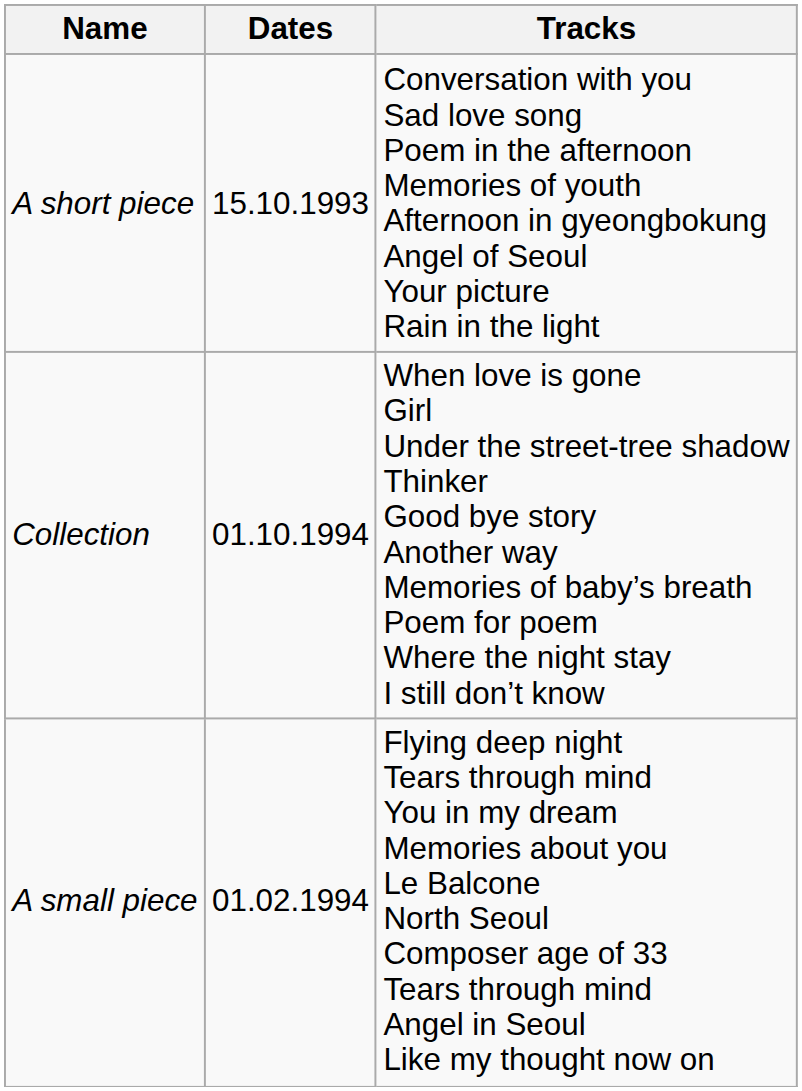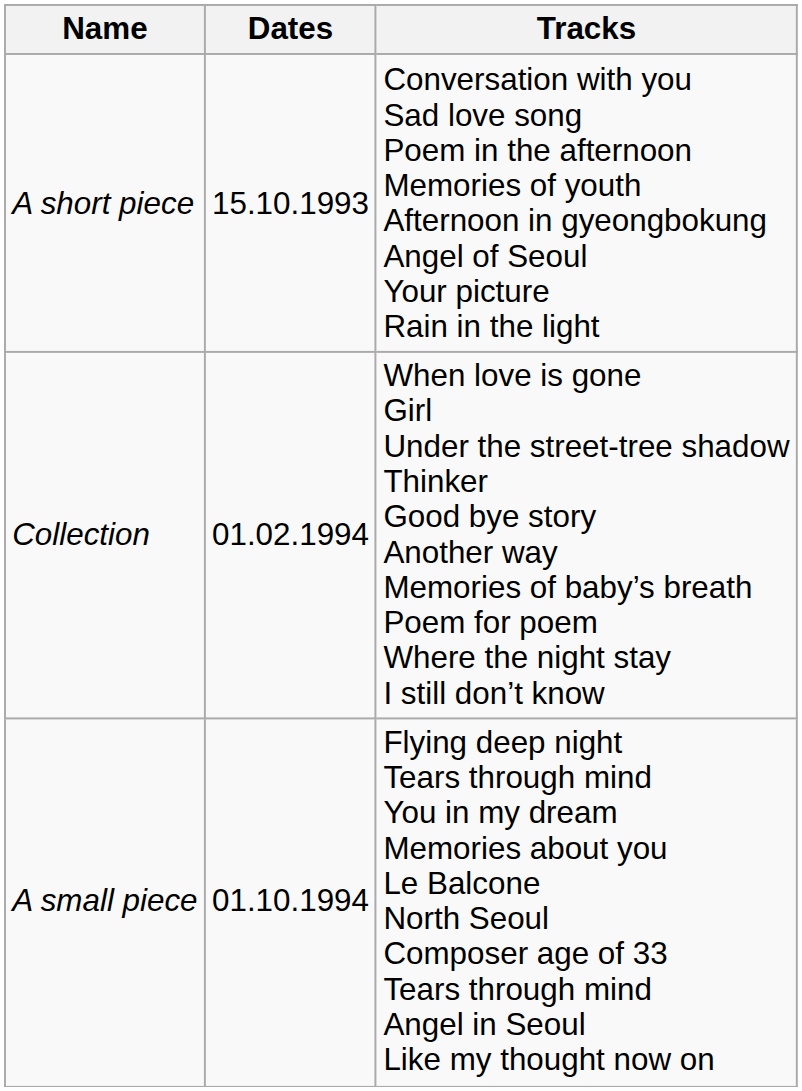(290, 534) 01.10.1994 -> (290, 534) 01.02.1994
(290, 901) 01.02.1994 -> (290, 901) 01.10.1994
